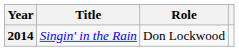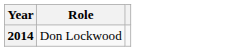- column: (88, 14)
